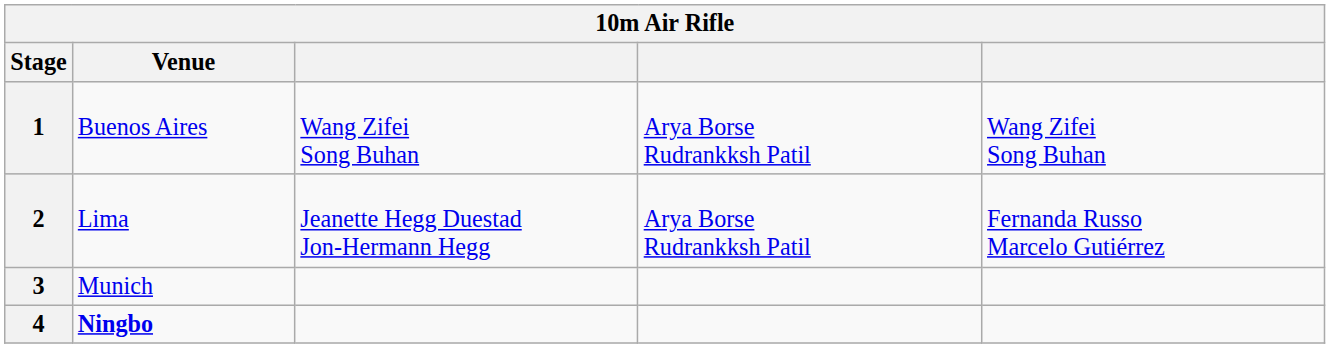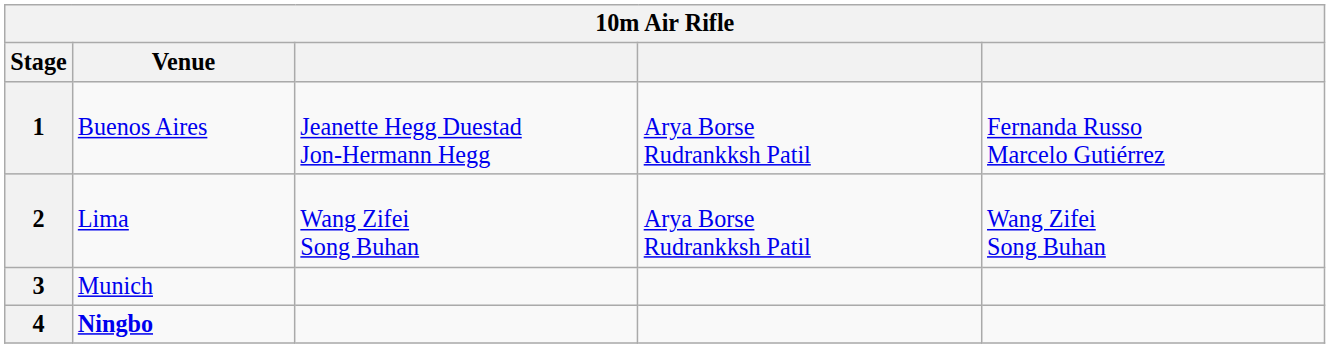(360, 141) Wang Zifei Song Buhan -> (411, 141) Jeanette Hegg Duestad Jon-Hermann Hegg
(1046, 141) Wang Zifei Song Buhan -> (1076, 141) Fernanda Russo Marcelo Gutiérrez
(411, 233) Jeanette Hegg Duestad Jon-Hermann Hegg -> (360, 233) Wang Zifei Song Buhan
(1076, 233) Fernanda Russo Marcelo Gutiérrez -> (1046, 233) Wang Zifei Song Buhan
